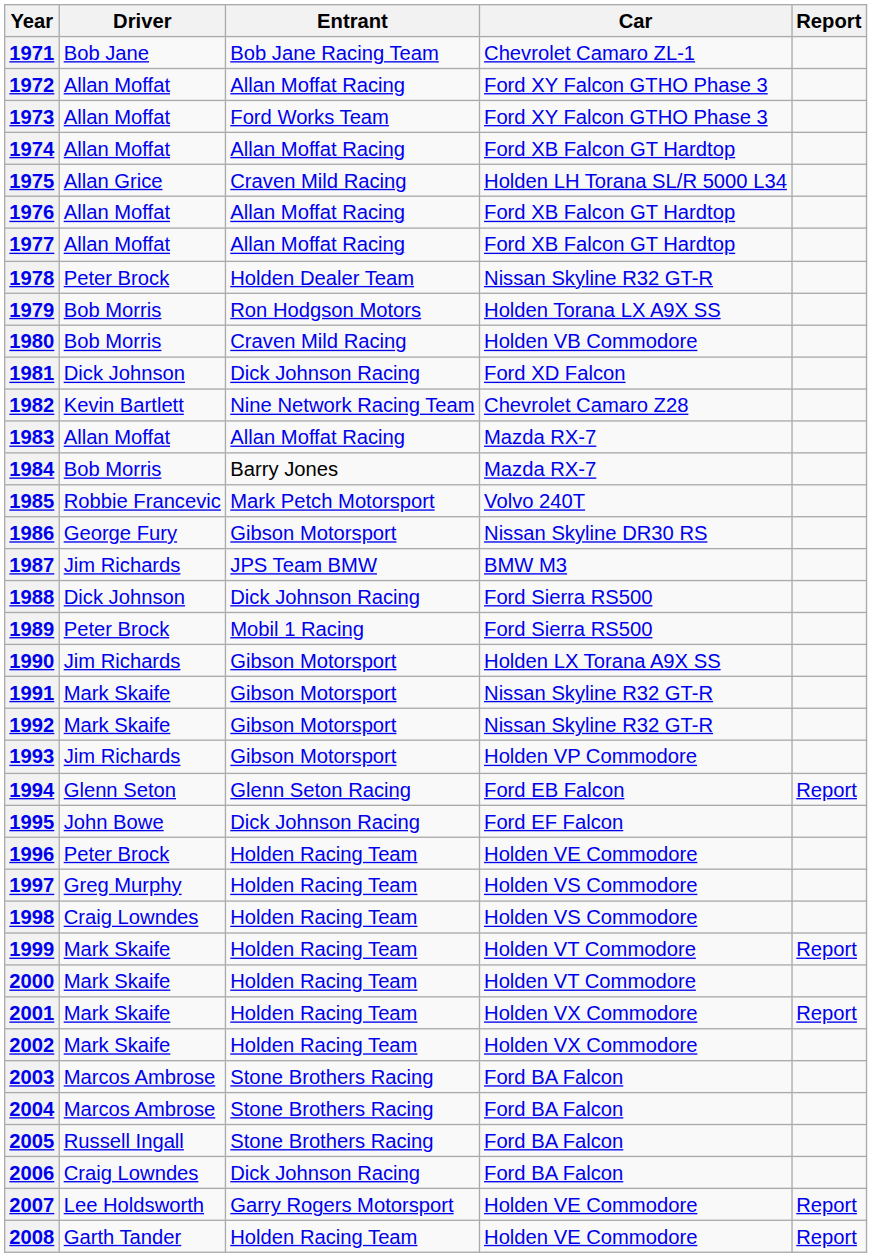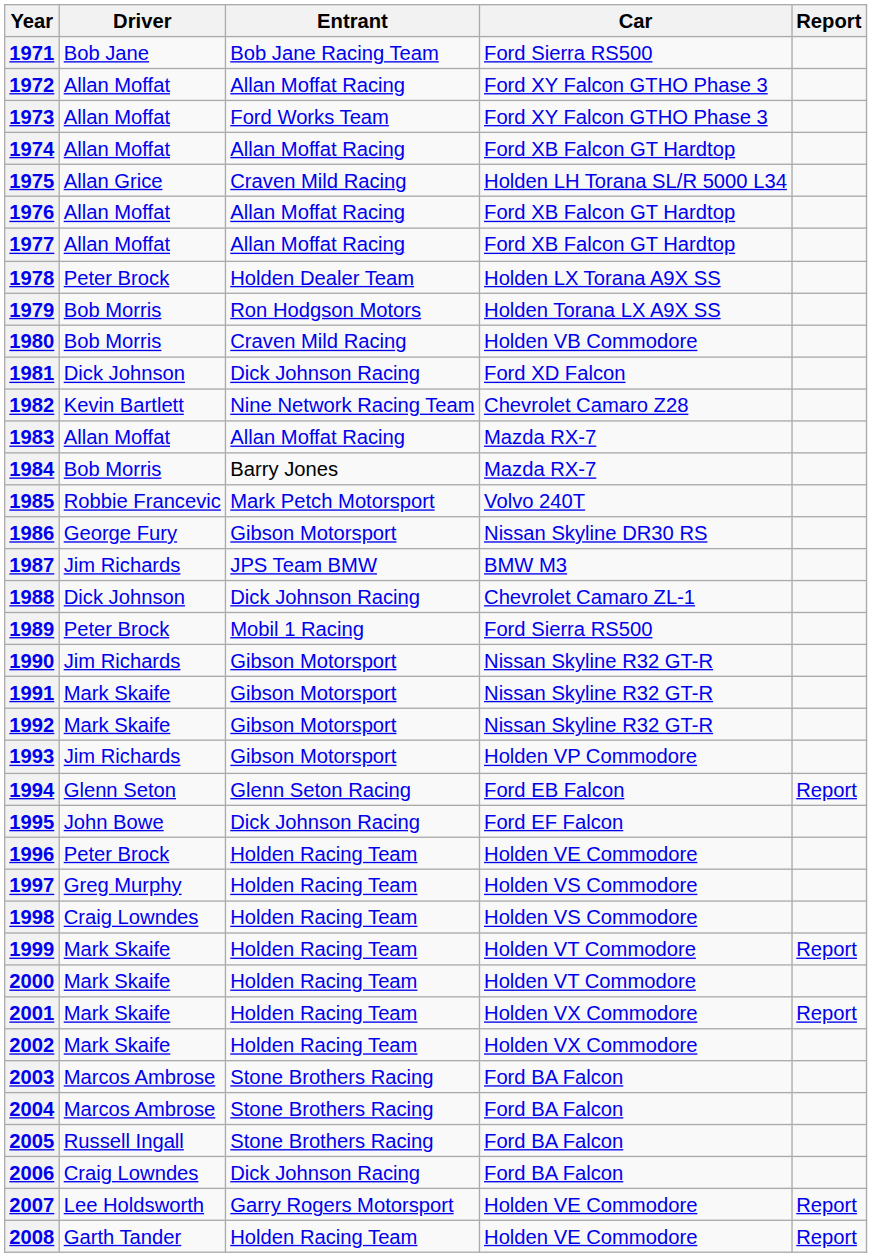(590, 53) Chevrolet Camaro ZL-1 -> (568, 53) Ford Sierra RS500
(599, 277) Nissan Skyline R32 GT-R -> (602, 277) Holden LX Torana A9X SS
(568, 597) Ford Sierra RS500 -> (590, 597) Chevrolet Camaro ZL-1
(602, 661) Holden LX Torana A9X SS -> (599, 661) Nissan Skyline R32 GT-R
